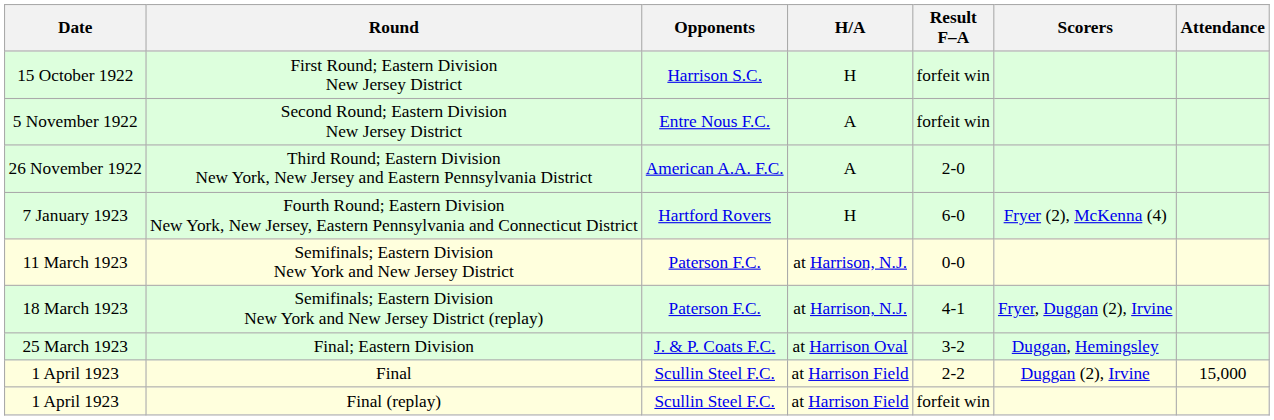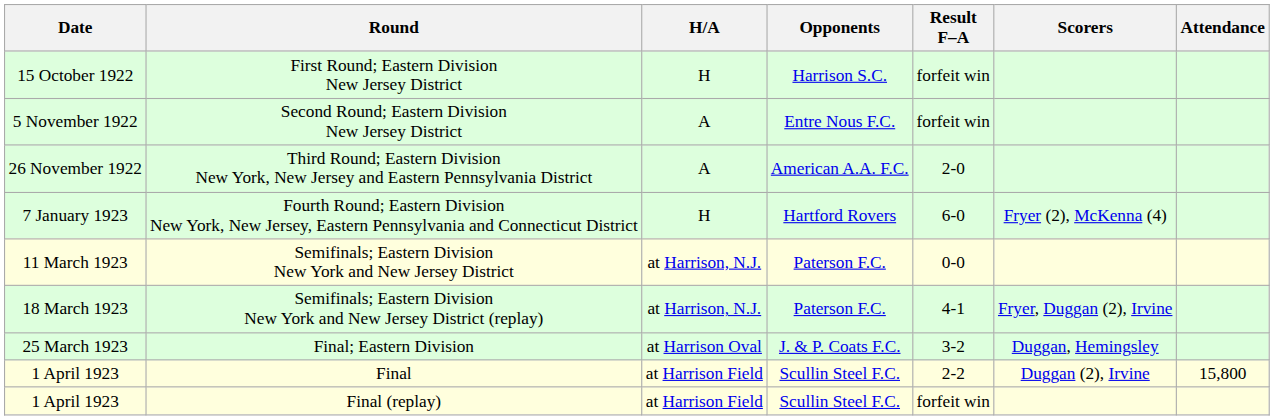columns swapped: (715, 27) <-> (850, 27)
(1223, 373) 15,000 -> (1223, 373) 15,800
